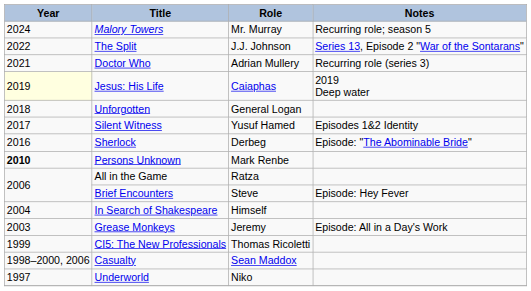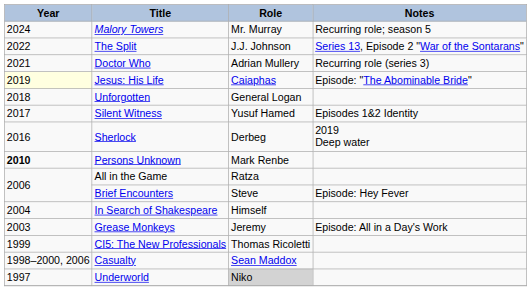(342, 86) 2019 Deep water -> (393, 80) Episode: "The Abominable Bride"
(393, 143) Episode: "The Abominable Bride" -> (342, 137) 2019 Deep water
(242, 278) no background -> (242, 278) lightgrey background
